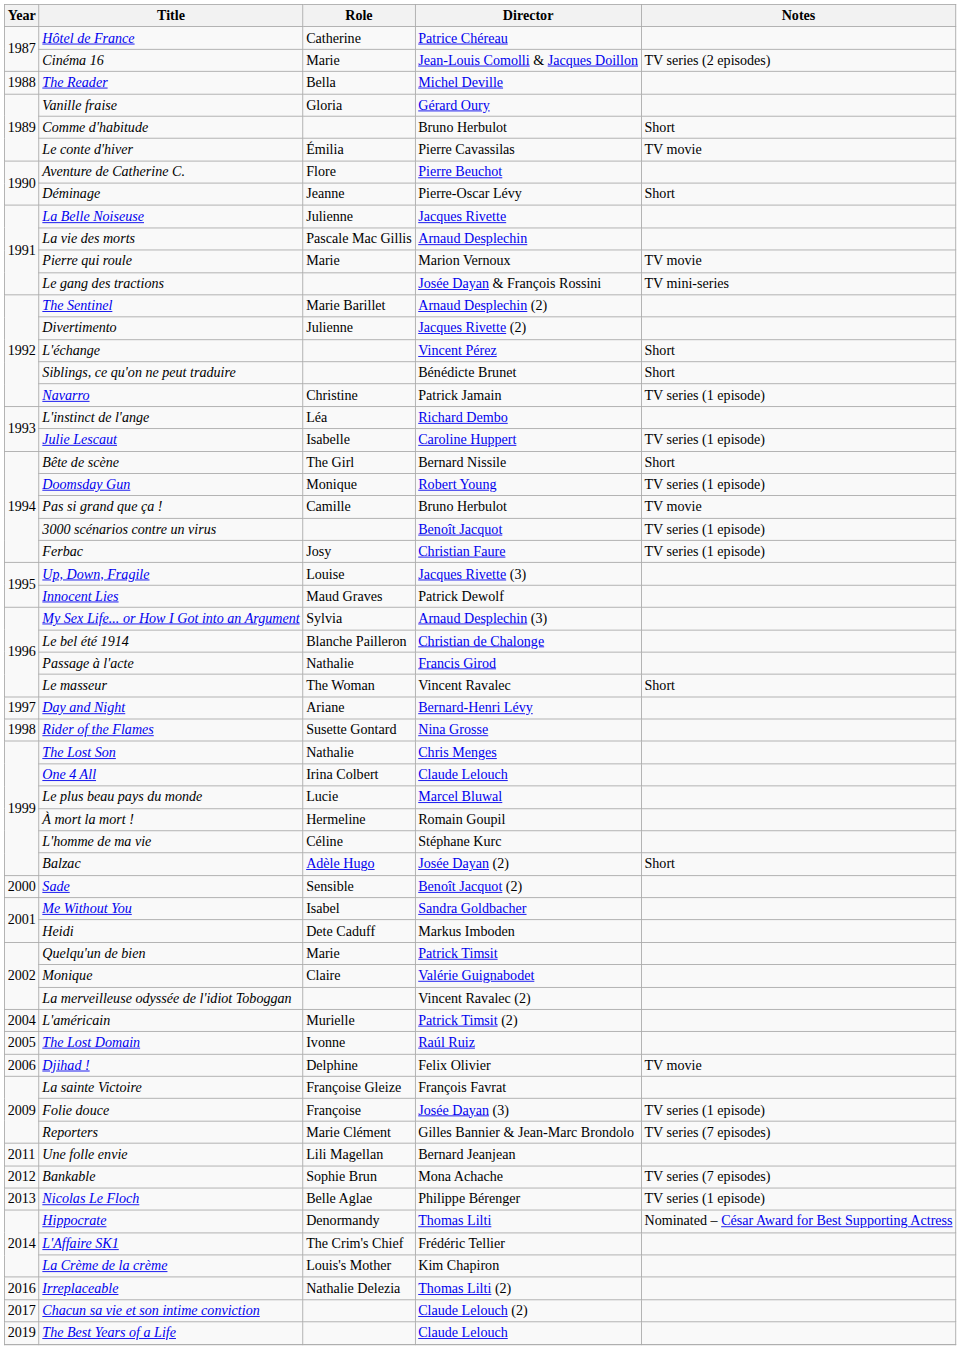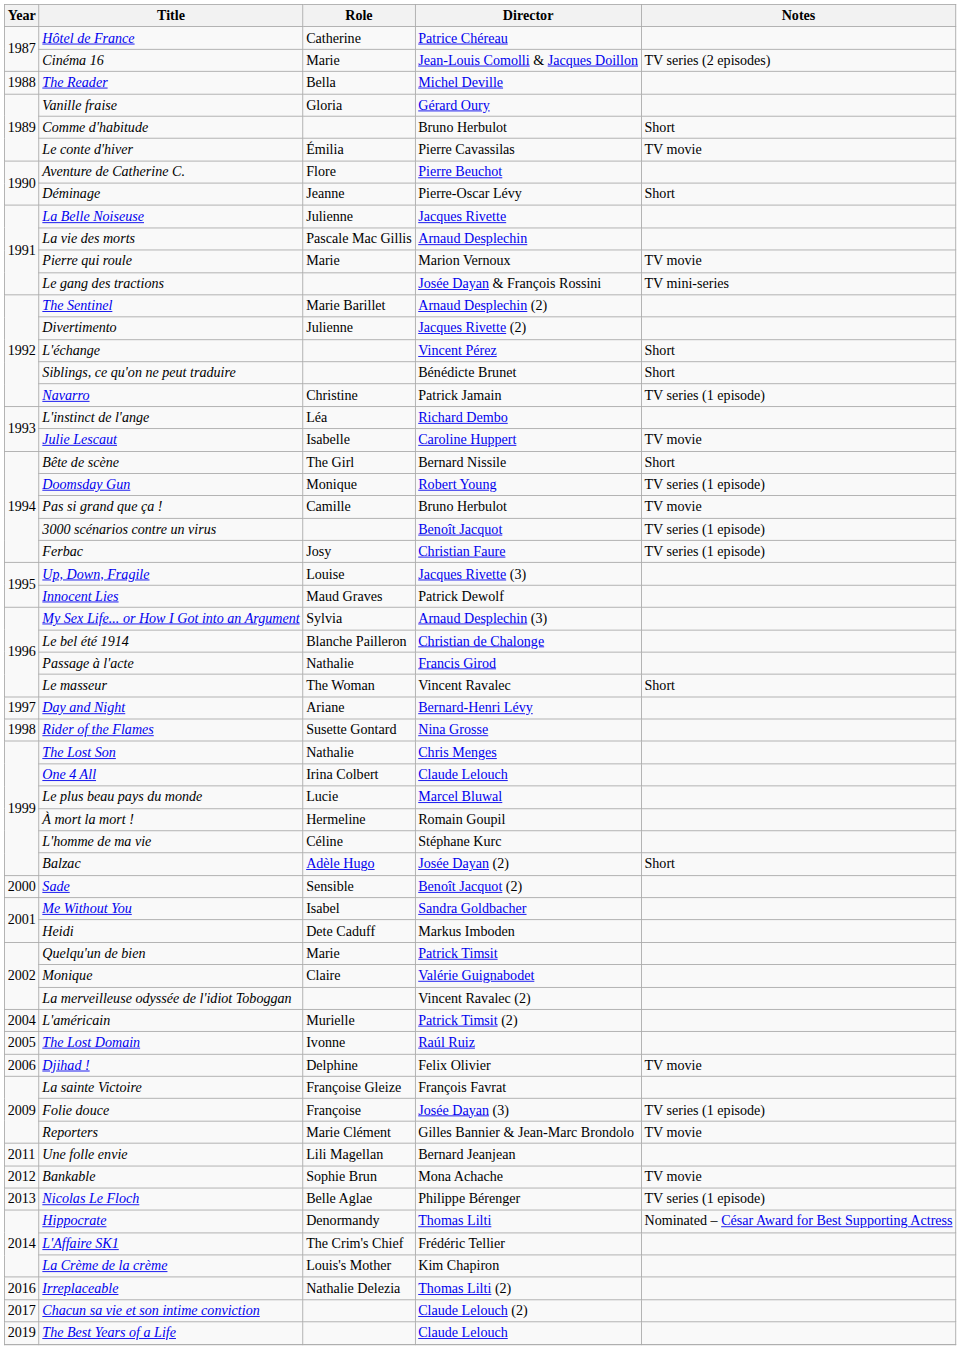(705, 439) TV series (1 episode) -> (673, 439) TV movie
(708, 1132) TV series (7 episodes) -> (673, 1132) TV movie
(708, 1176) TV series (7 episodes) -> (673, 1176) TV movie
